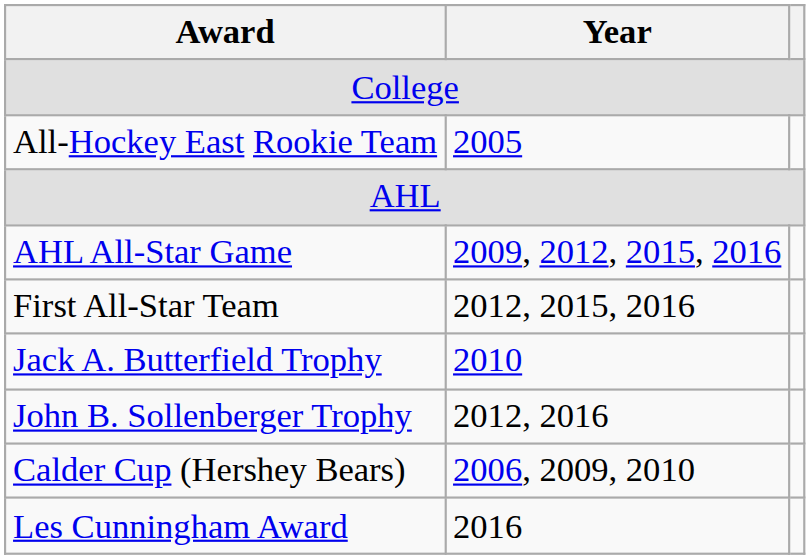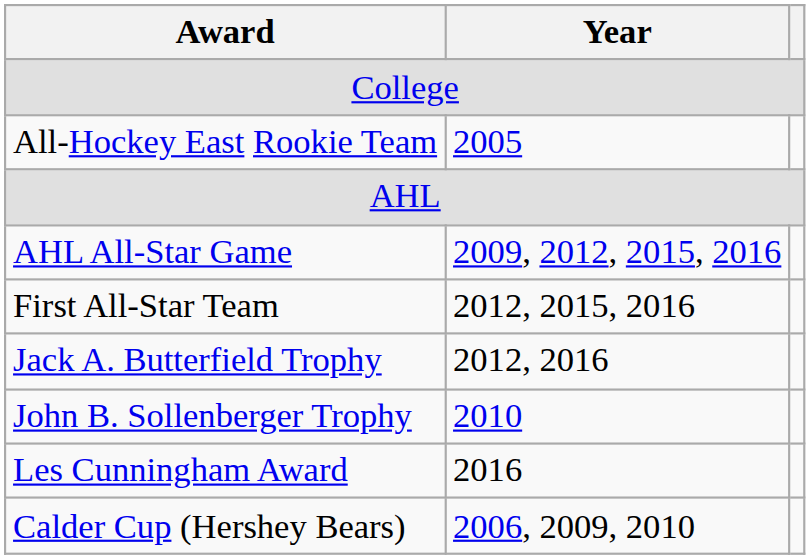(488, 360) 2010 -> (531, 360) 2012, 2016
(531, 415) 2012, 2016 -> (488, 415) 2010
rows swapped: (180, 525) <-> (209, 470)
